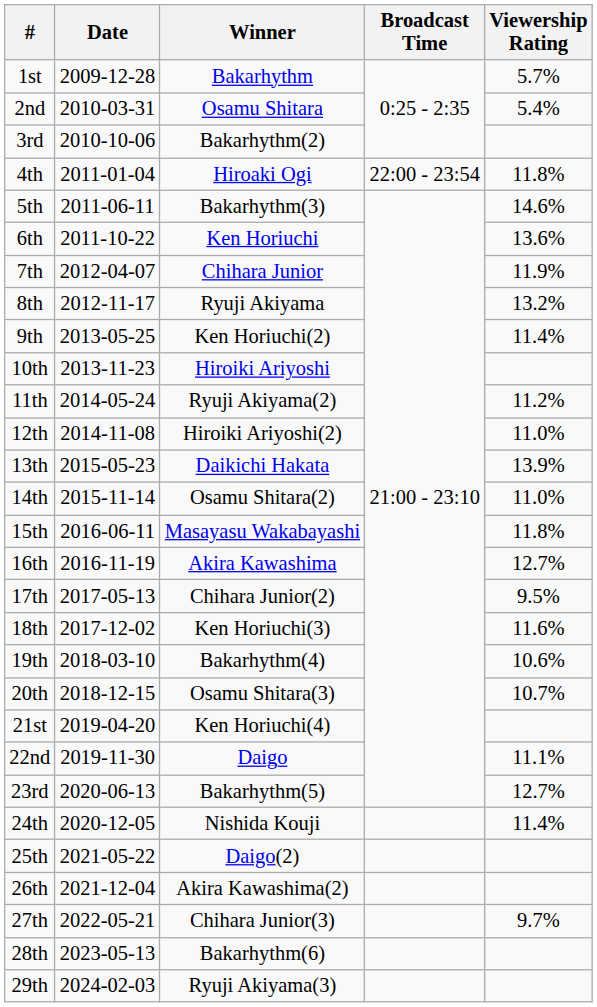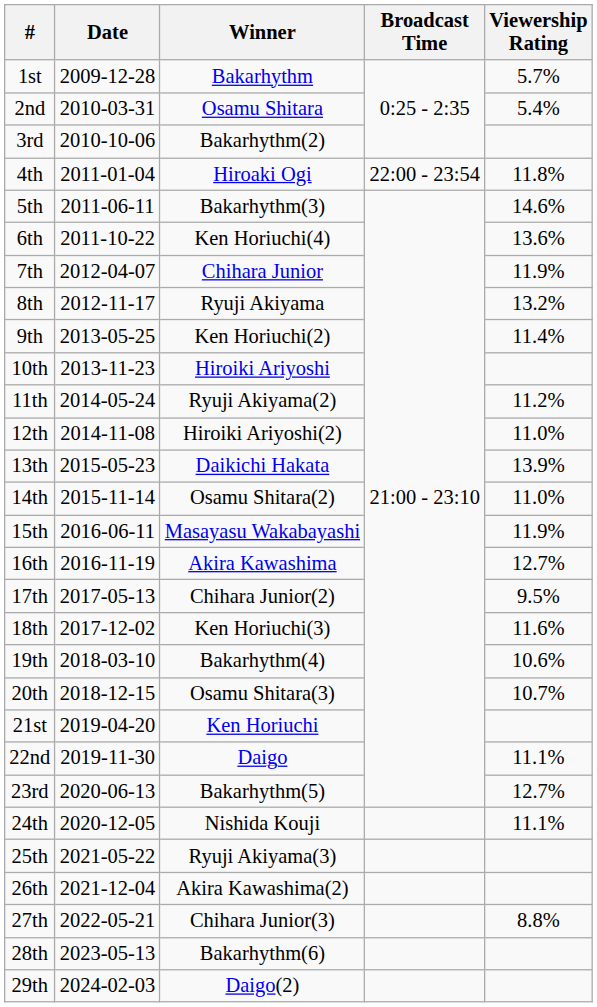(262, 238) Ken Horiuchi -> (262, 238) Ken Horiuchi(4)
(538, 530) 11.8% -> (538, 530) 11.9%
(262, 725) Ken Horiuchi(4) -> (262, 725) Ken Horiuchi
(538, 823) 11.4% -> (538, 823) 11.1%
(262, 855) Daigo(2) -> (262, 855) Ryuji Akiyama(3)
(538, 920) 9.7% -> (538, 920) 8.8%
(262, 985) Ryuji Akiyama(3) -> (262, 985) Daigo(2)
